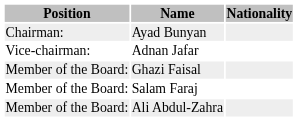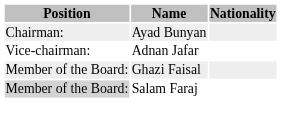(67, 89) no background -> (67, 89) lightgrey background
- row: (177, 107)
